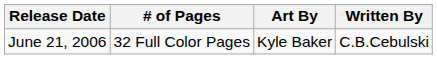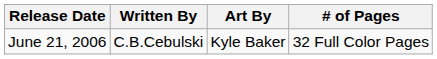columns swapped: (384, 16) <-> (182, 16)
